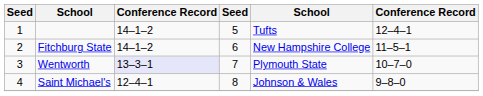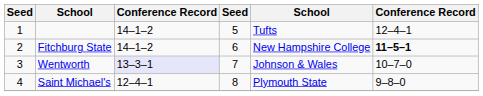(393, 47) normal -> (393, 47) bold
(290, 64) Plymouth State -> (295, 64) Johnson & Wales
(295, 82) Johnson & Wales -> (290, 82) Plymouth State
